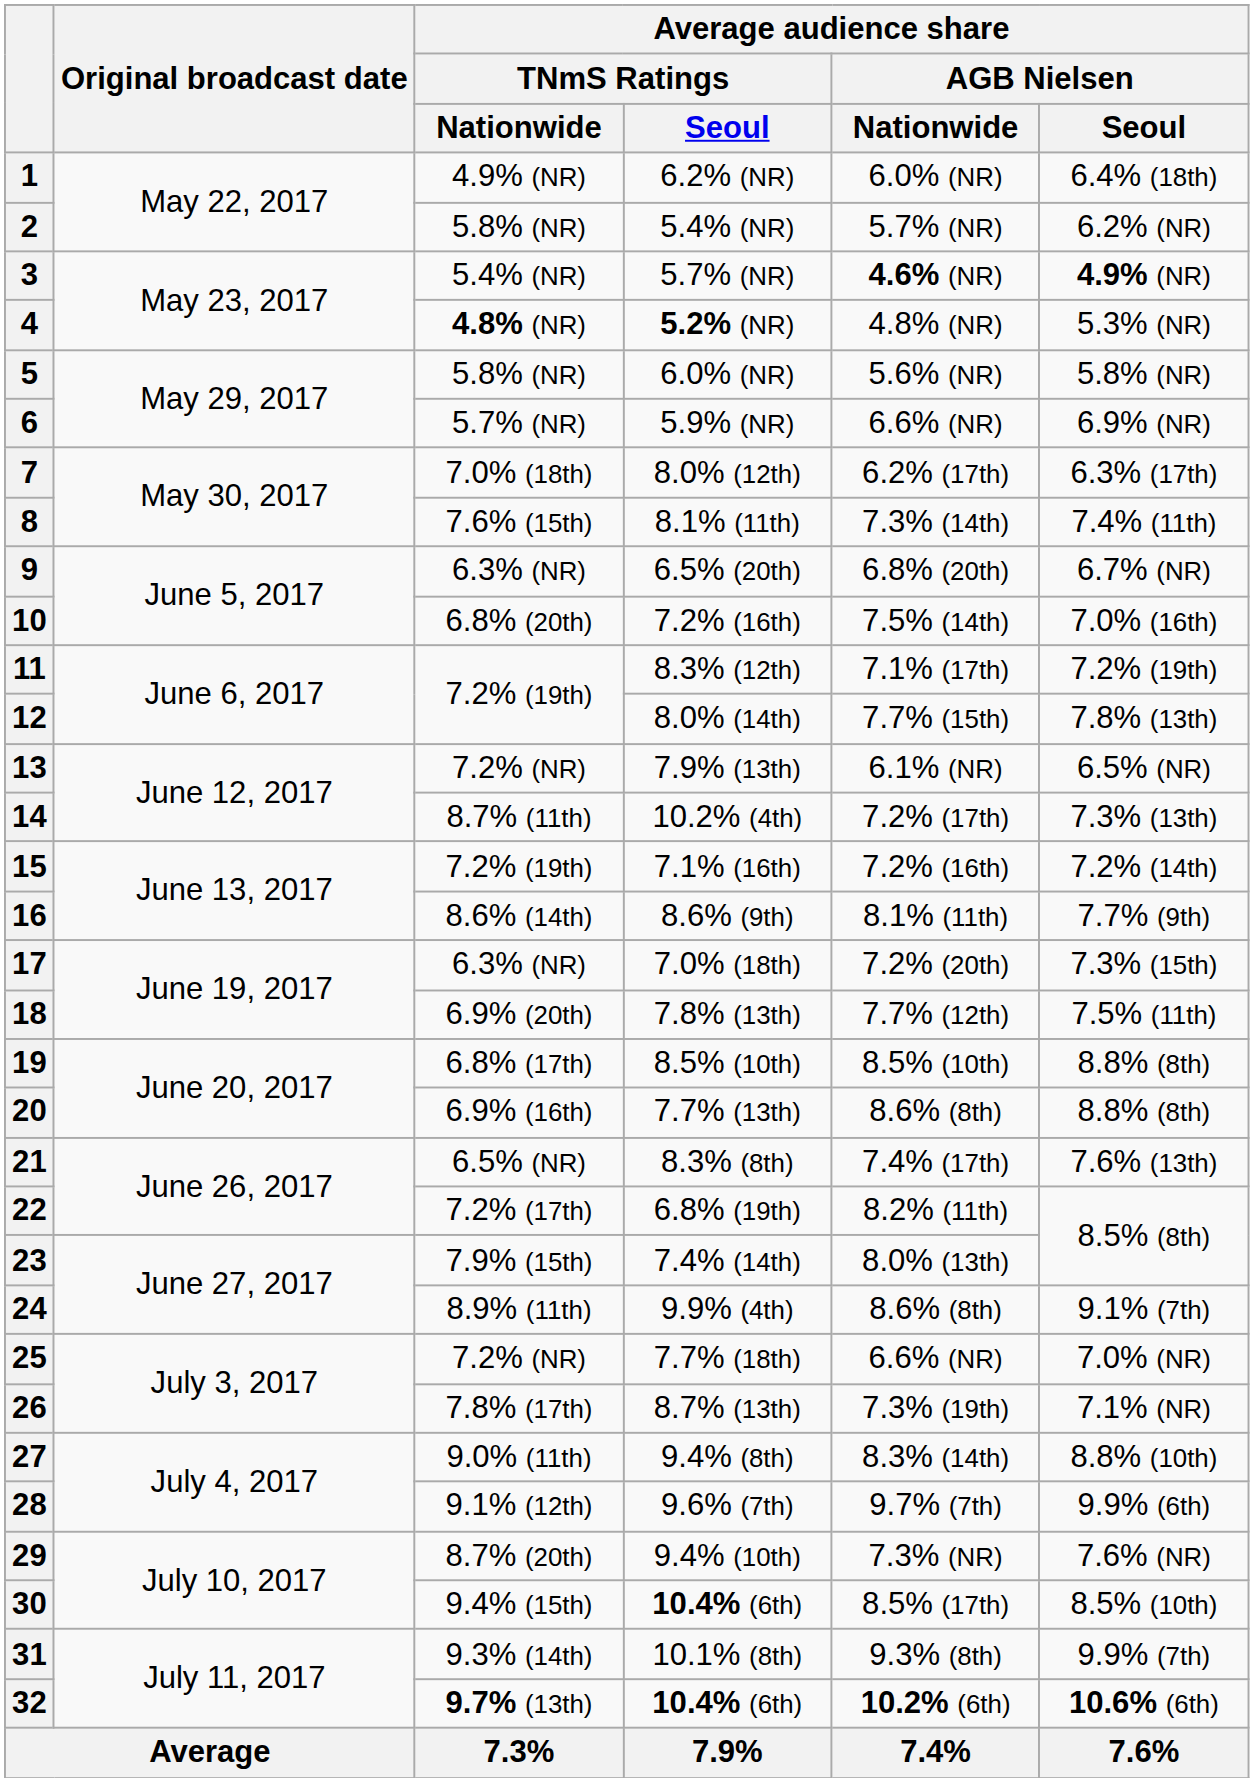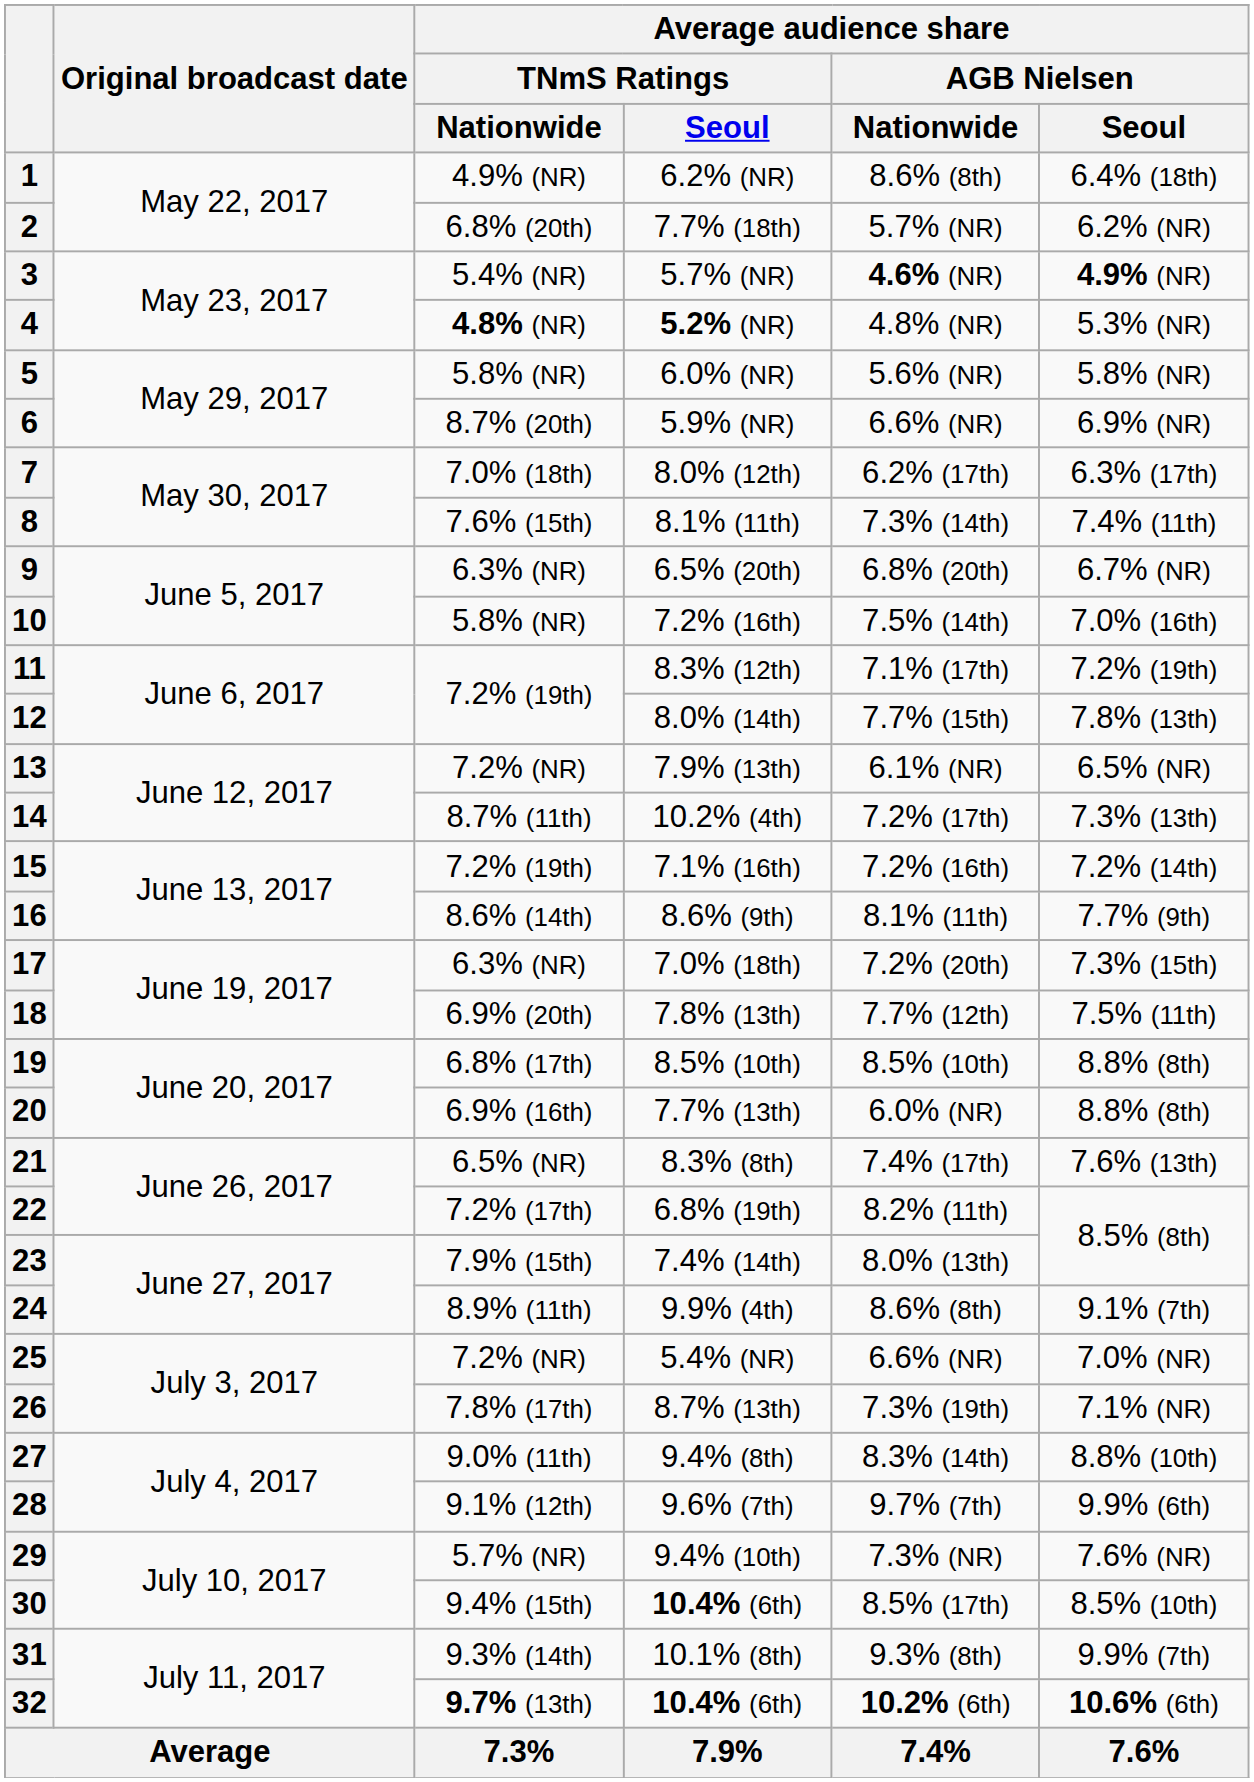(936, 176) 6.0% (NR) -> (936, 176) 8.6% (8th)
(519, 226) 5.8% (NR) -> (519, 226) 6.8% (20th)
(727, 226) 5.4% (NR) -> (727, 226) 7.7% (18th)
(519, 422) 5.7% (NR) -> (519, 422) 8.7% (20th)
(519, 619) 6.8% (20th) -> (519, 619) 5.8% (NR)
(936, 1112) 8.6% (8th) -> (936, 1112) 6.0% (NR)
(727, 1358) 7.7% (18th) -> (727, 1358) 5.4% (NR)
(519, 1555) 8.7% (20th) -> (519, 1555) 5.7% (NR)
